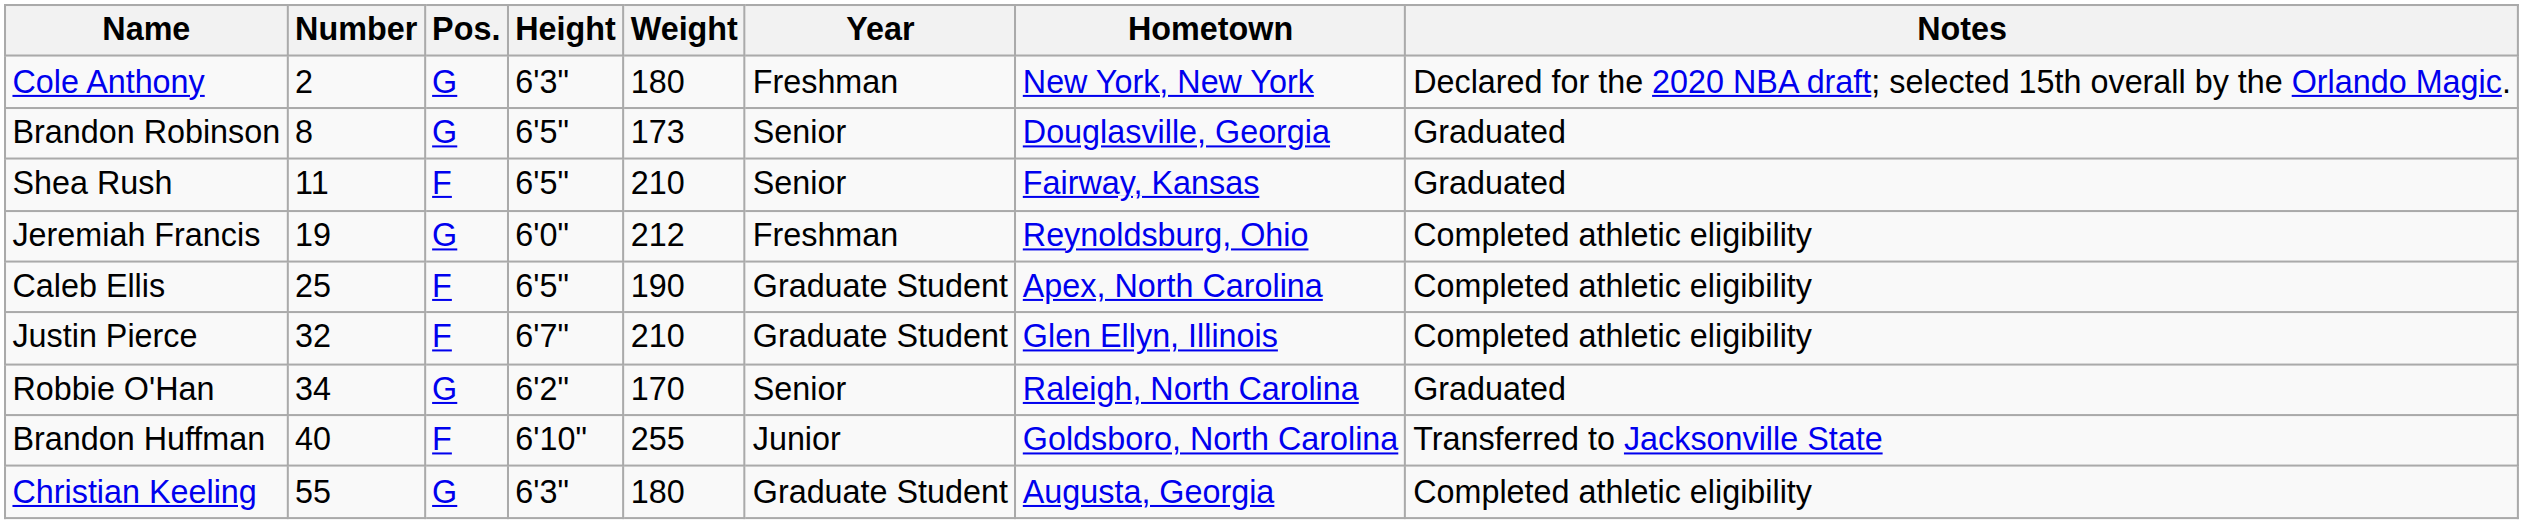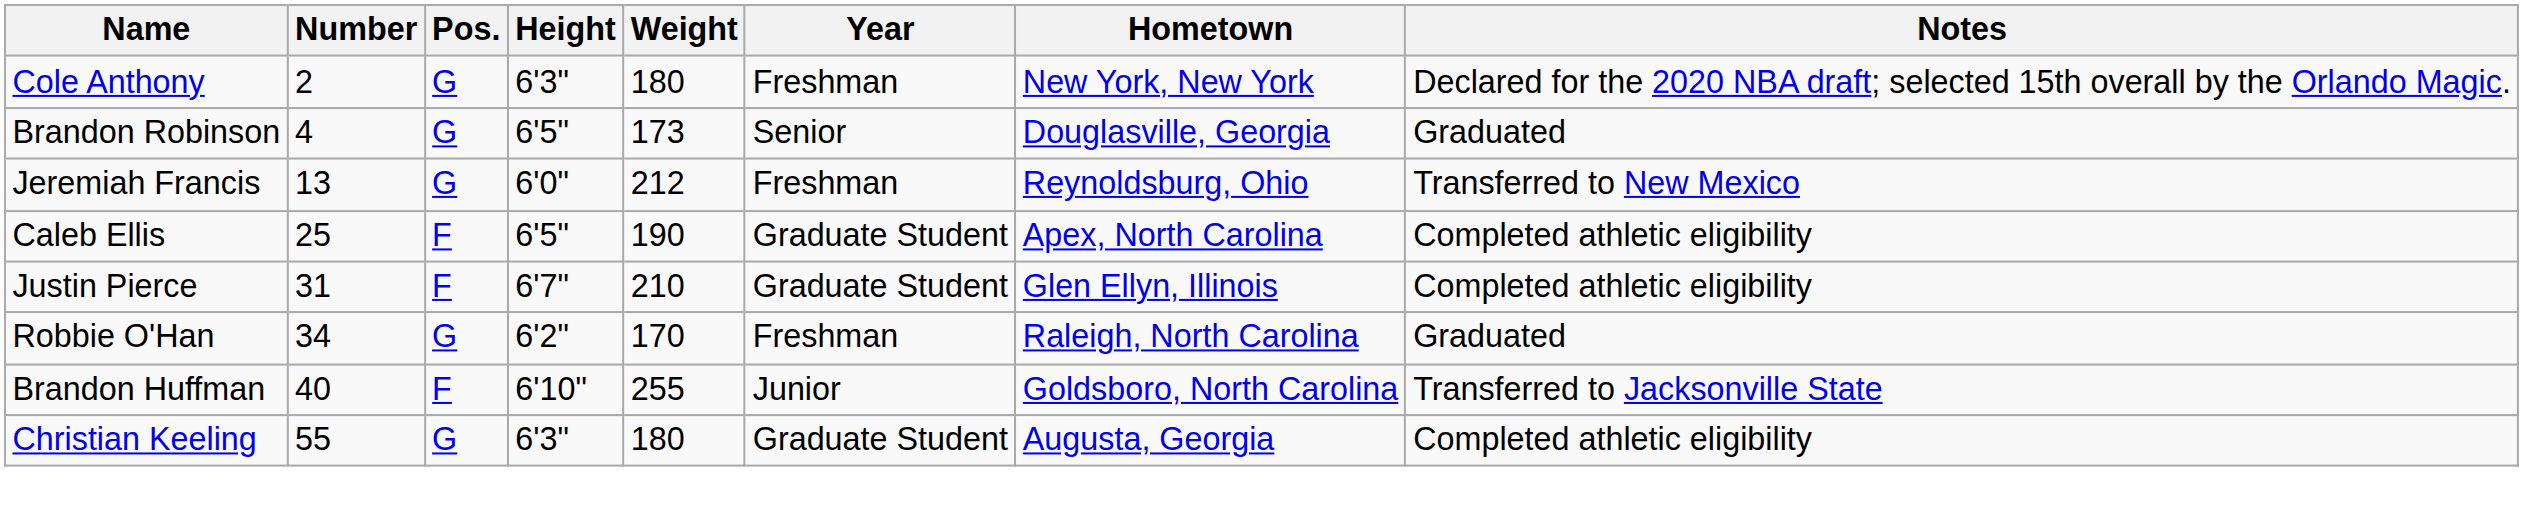(304, 132) 8 -> (304, 132) 4
- row: (92, 183)
(313, 235) 19 -> (313, 183) 13
(1613, 235) Completed athletic eligibility -> (1607, 183) Transferred to New Mexico
(313, 337) 32 -> (313, 286) 31
(799, 388) Senior -> (826, 337) Freshman
